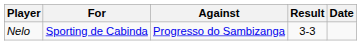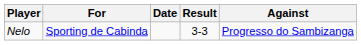columns swapped: (219, 13) <-> (342, 13)
